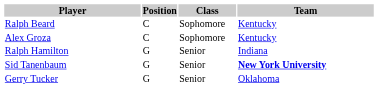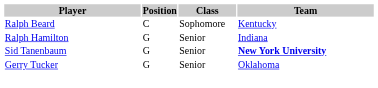- row: (28, 37)
